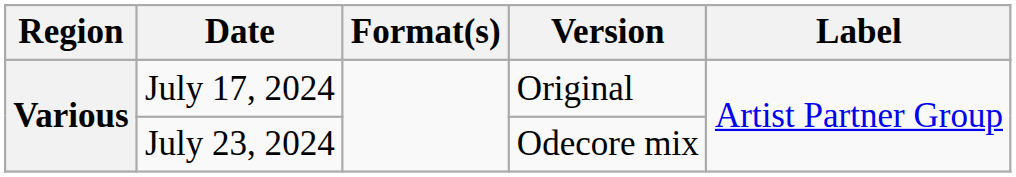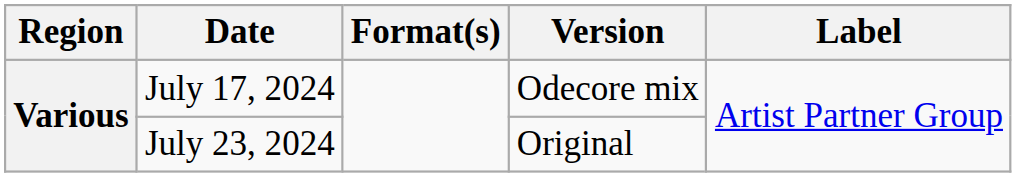(575, 87) Original -> (608, 87) Odecore mix
(608, 143) Odecore mix -> (575, 143) Original
